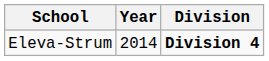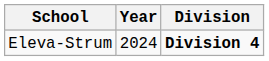(139, 43) 2014 -> (139, 43) 2024
